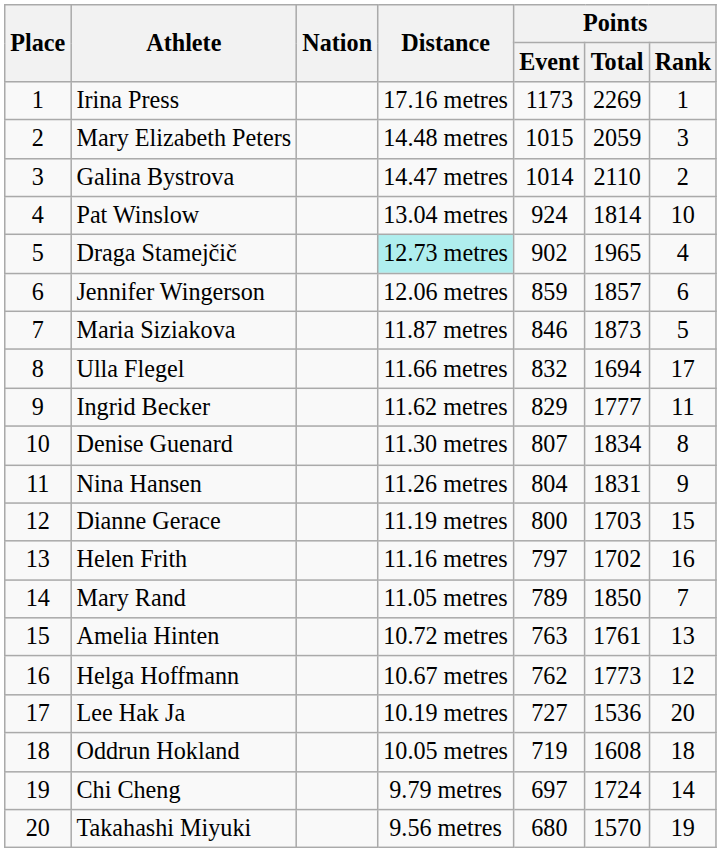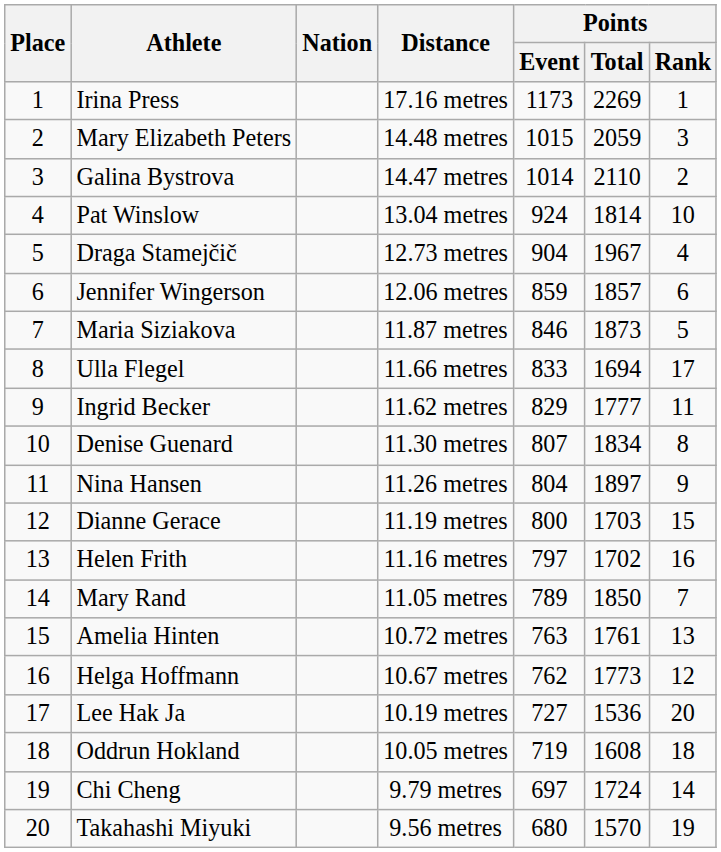(446, 253) paleturquoise background -> (446, 253) no background
(549, 253) 902 -> (549, 253) 904
(617, 253) 1965 -> (617, 253) 1967
(549, 368) 832 -> (549, 368) 833
(617, 483) 1831 -> (617, 483) 1897
